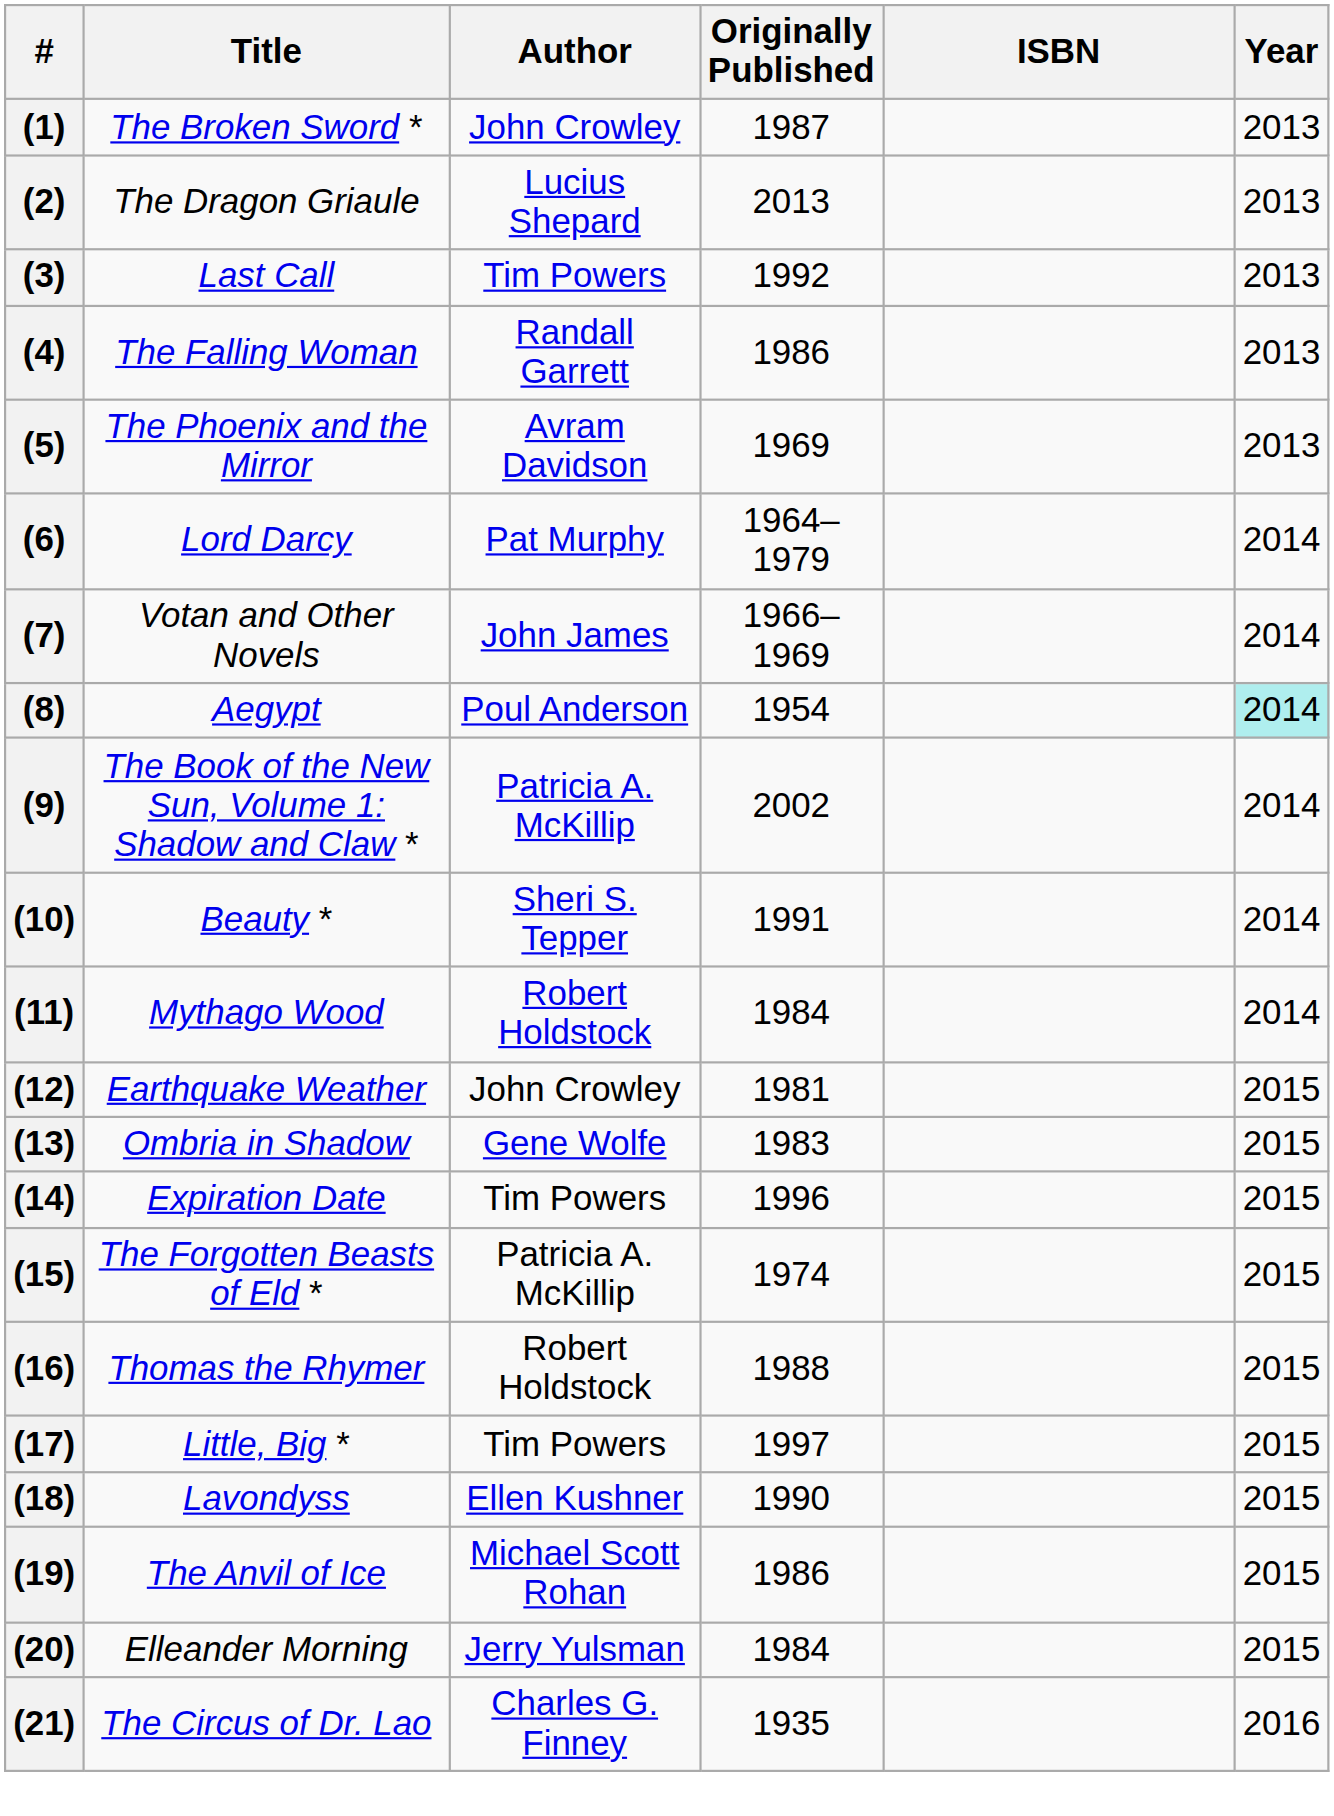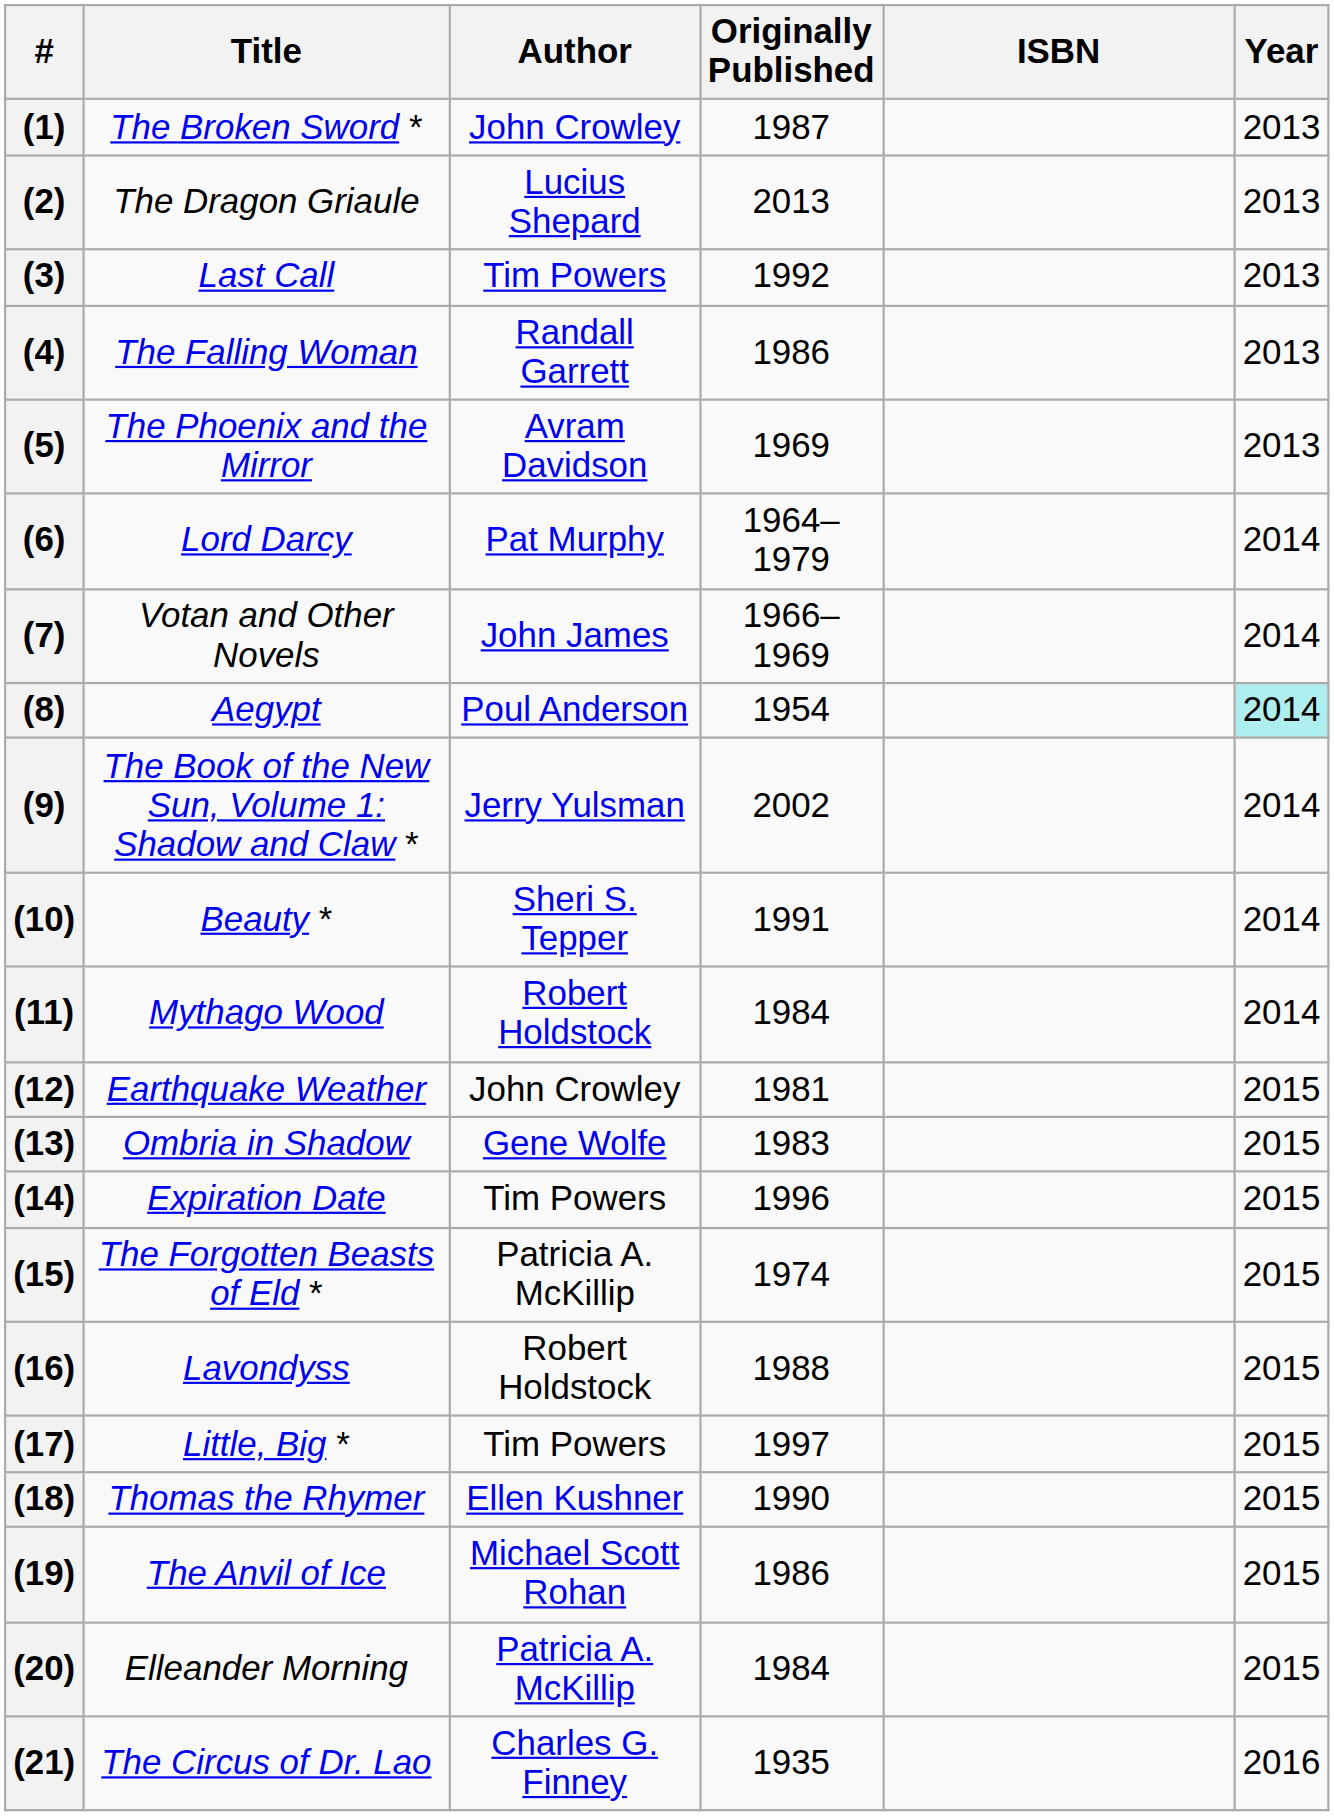(575, 804) Patricia A. McKillip -> (575, 804) Jerry Yulsman
(266, 1368) Thomas the Rhymer -> (266, 1368) Lavondyss
(266, 1498) Lavondyss -> (266, 1498) Thomas the Rhymer
(575, 1648) Jerry Yulsman -> (575, 1668) Patricia A. McKillip
